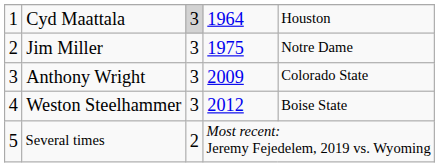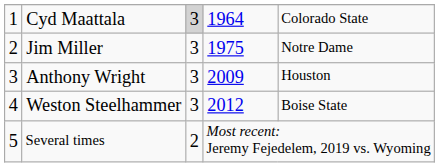(306, 18) Houston -> (325, 18) Colorado State
(325, 76) Colorado State -> (306, 76) Houston
